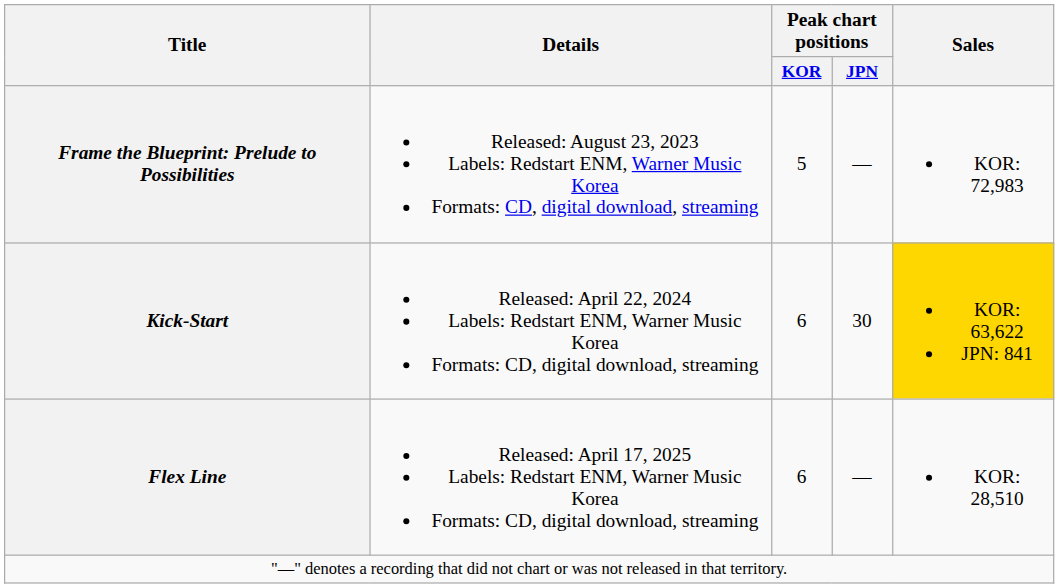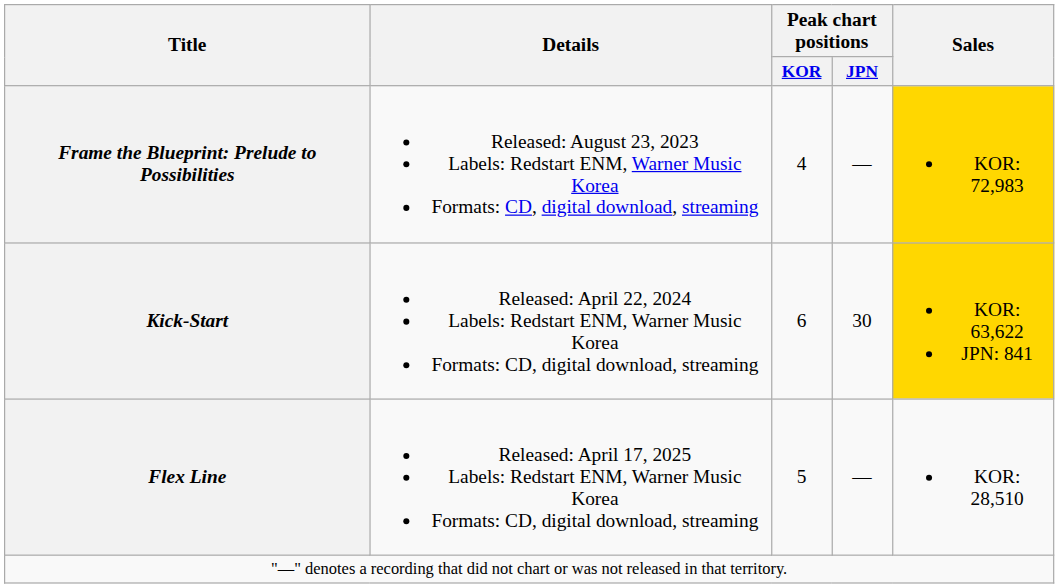(802, 163) 5 -> (802, 163) 4
(973, 175) no background -> (973, 175) gold background
(802, 477) 6 -> (802, 477) 5
